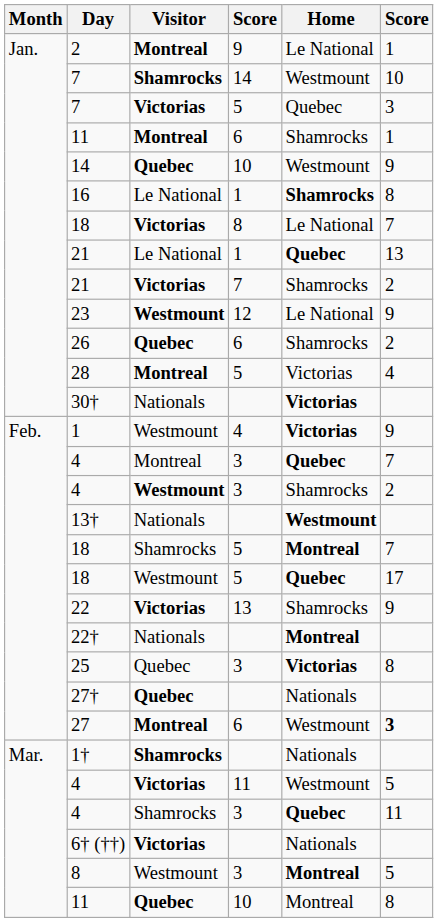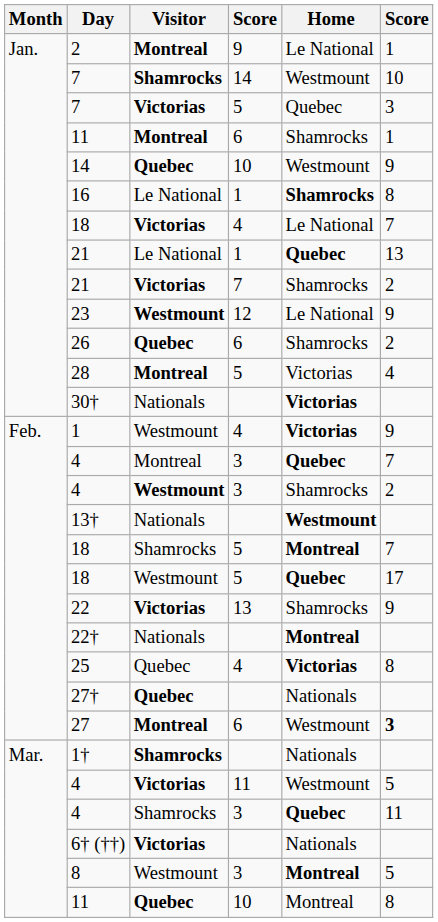(238, 225) 8 -> (238, 225) 4
(238, 666) 3 -> (238, 666) 4
